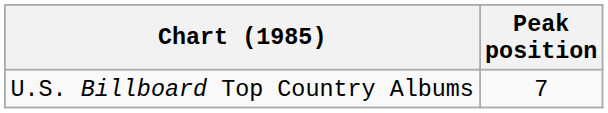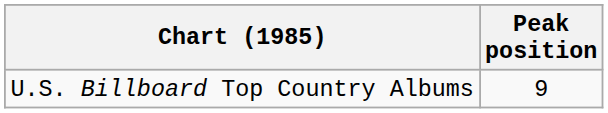(541, 89) 7 -> (541, 89) 9
